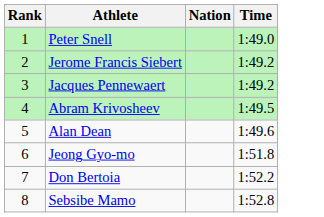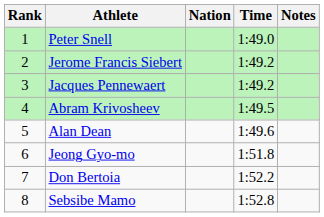+ column: (298, 16)
